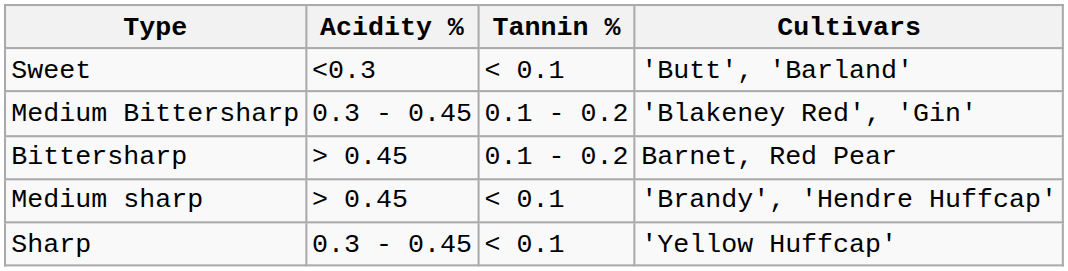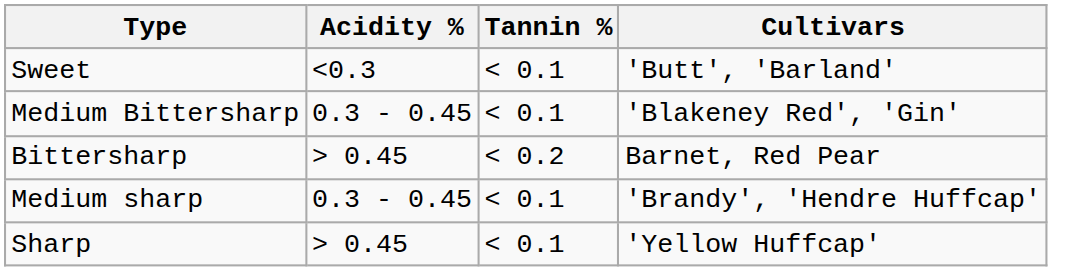(557, 114) 0.1 - 0.2 -> (525, 114) < 0.1
(557, 157) 0.1 - 0.2 -> (525, 157) < 0.2
(360, 200) > 0.45 -> (392, 200) 0.3 - 0.45
(392, 244) 0.3 - 0.45 -> (360, 244) > 0.45
